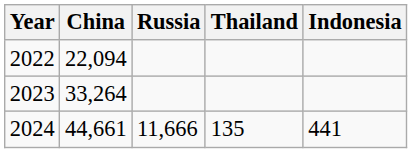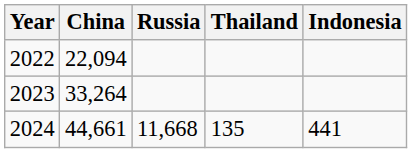(167, 128) 11,666 -> (167, 128) 11,668
